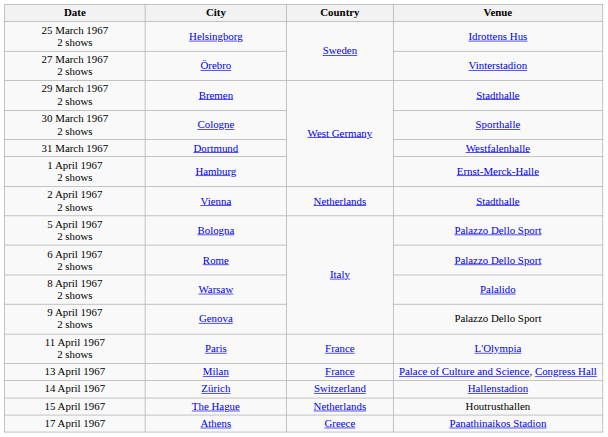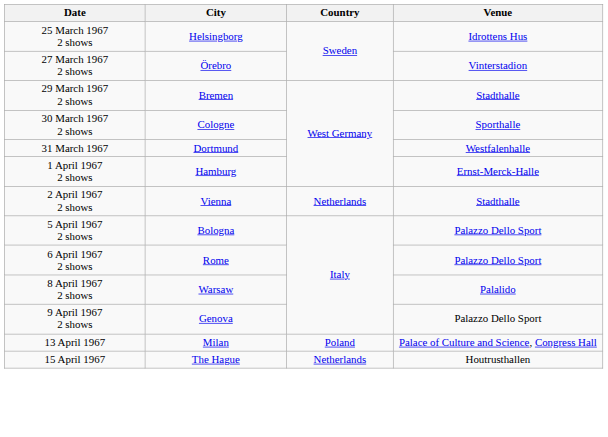- row: (75, 348)
(340, 372) France -> (340, 342) Poland
- row: (75, 389)
- row: (75, 423)
